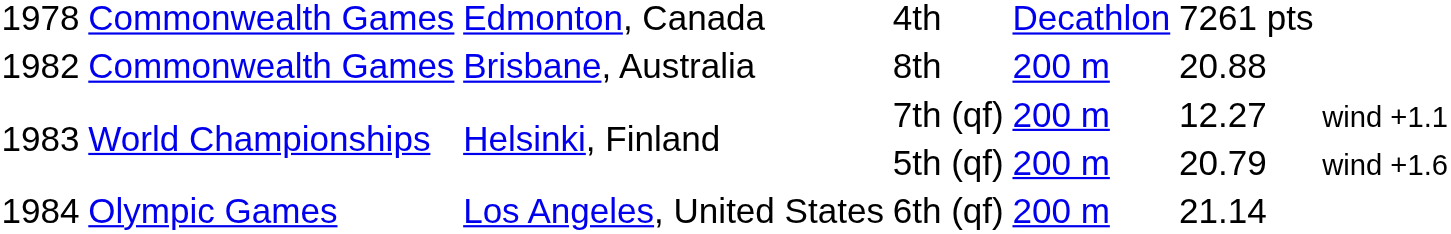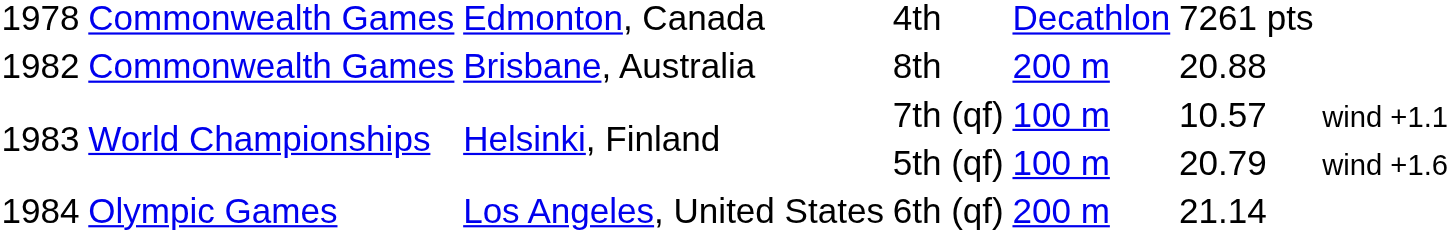(1061, 115) 200 m -> (1061, 115) 100 m
(1223, 115) 12.27 -> (1223, 115) 10.57
(1061, 163) 200 m -> (1061, 163) 100 m
